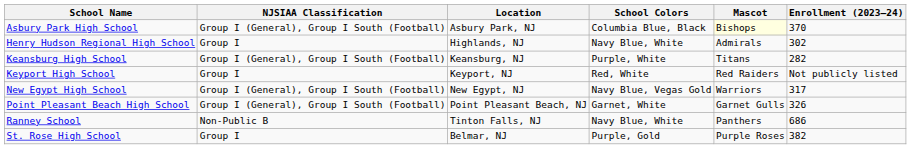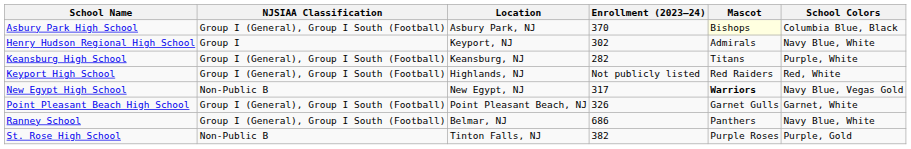columns swapped: (846, 12) <-> (652, 12)
(487, 43) Highlands, NJ -> (481, 43) Keyport, NJ
(220, 74) Group I -> (323, 74) Group I (General), Group I South (Football)
(481, 74) Keyport, NJ -> (487, 74) Highlands, NJ
(323, 89) Group I (General), Group I South (Football) -> (234, 89) Non-Public B
(739, 89) normal -> (733, 89) bold
(234, 120) Non-Public B -> (323, 120) Group I (General), Group I South (Football)
(496, 120) Tinton Falls, NJ -> (478, 120) Belmar, NJ
(220, 136) Group I -> (234, 136) Non-Public B
(478, 136) Belmar, NJ -> (496, 136) Tinton Falls, NJ
